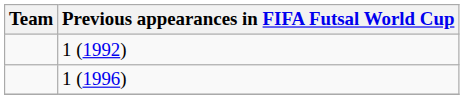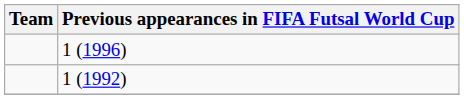rows swapped: (94, 49) <-> (94, 79)
